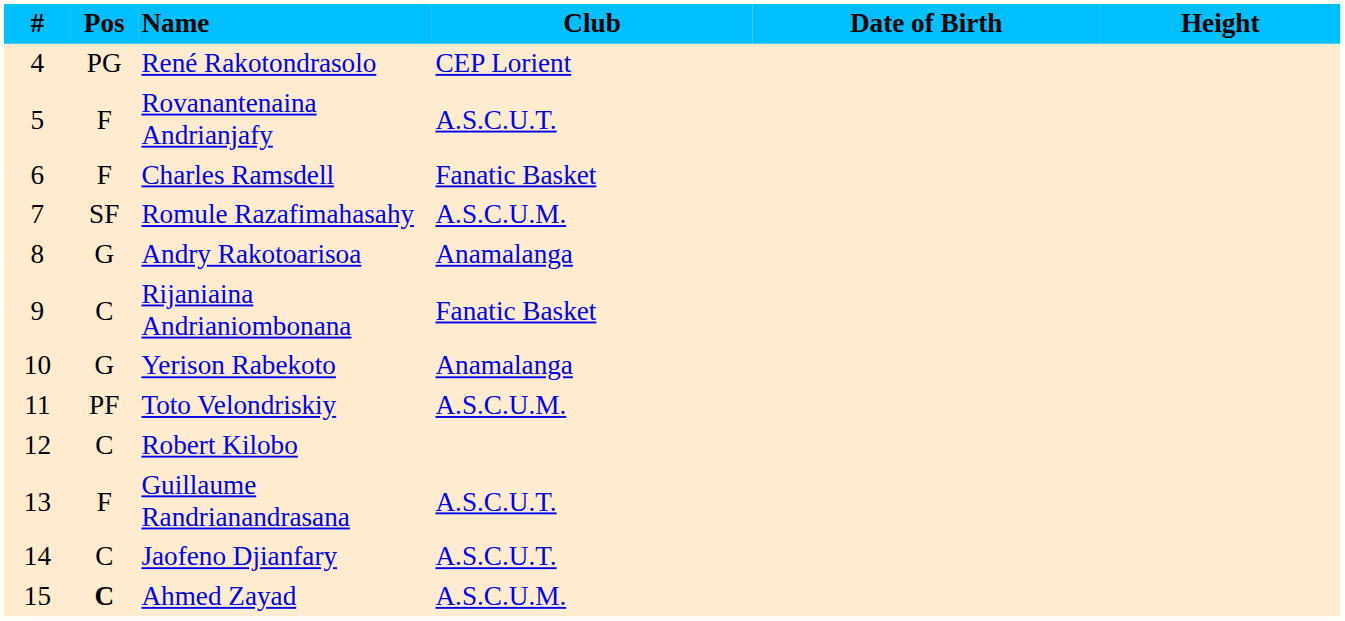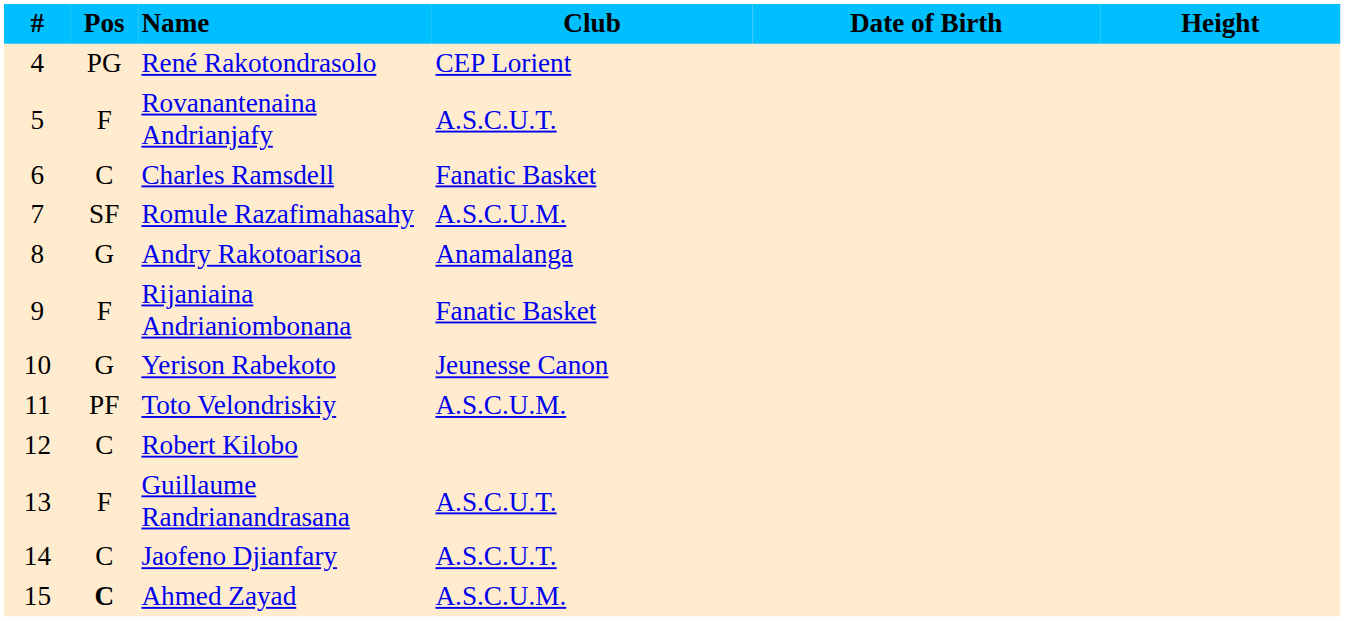(104, 174) F -> (104, 174) C
(104, 309) C -> (104, 309) F
(504, 365) Anamalanga -> (522, 365) Jeunesse Canon
